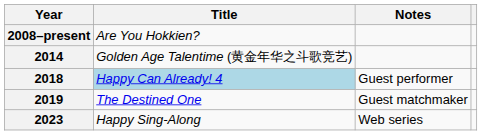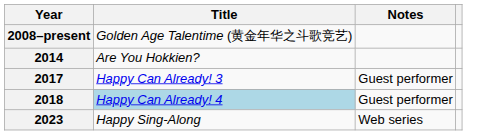(148, 35) Are You Hokkien? -> (224, 36) Golden Age Talentime (黄金年华之斗歌竞艺)
(224, 56) Golden Age Talentime (黄金年华之斗歌竞艺) -> (148, 58) Are You Hokkien?
+ row: (49, 78)
- row: (49, 99)
